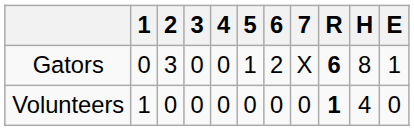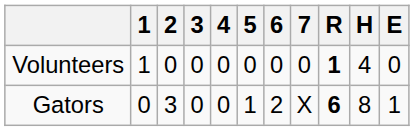rows swapped: (68, 105) <-> (68, 65)
